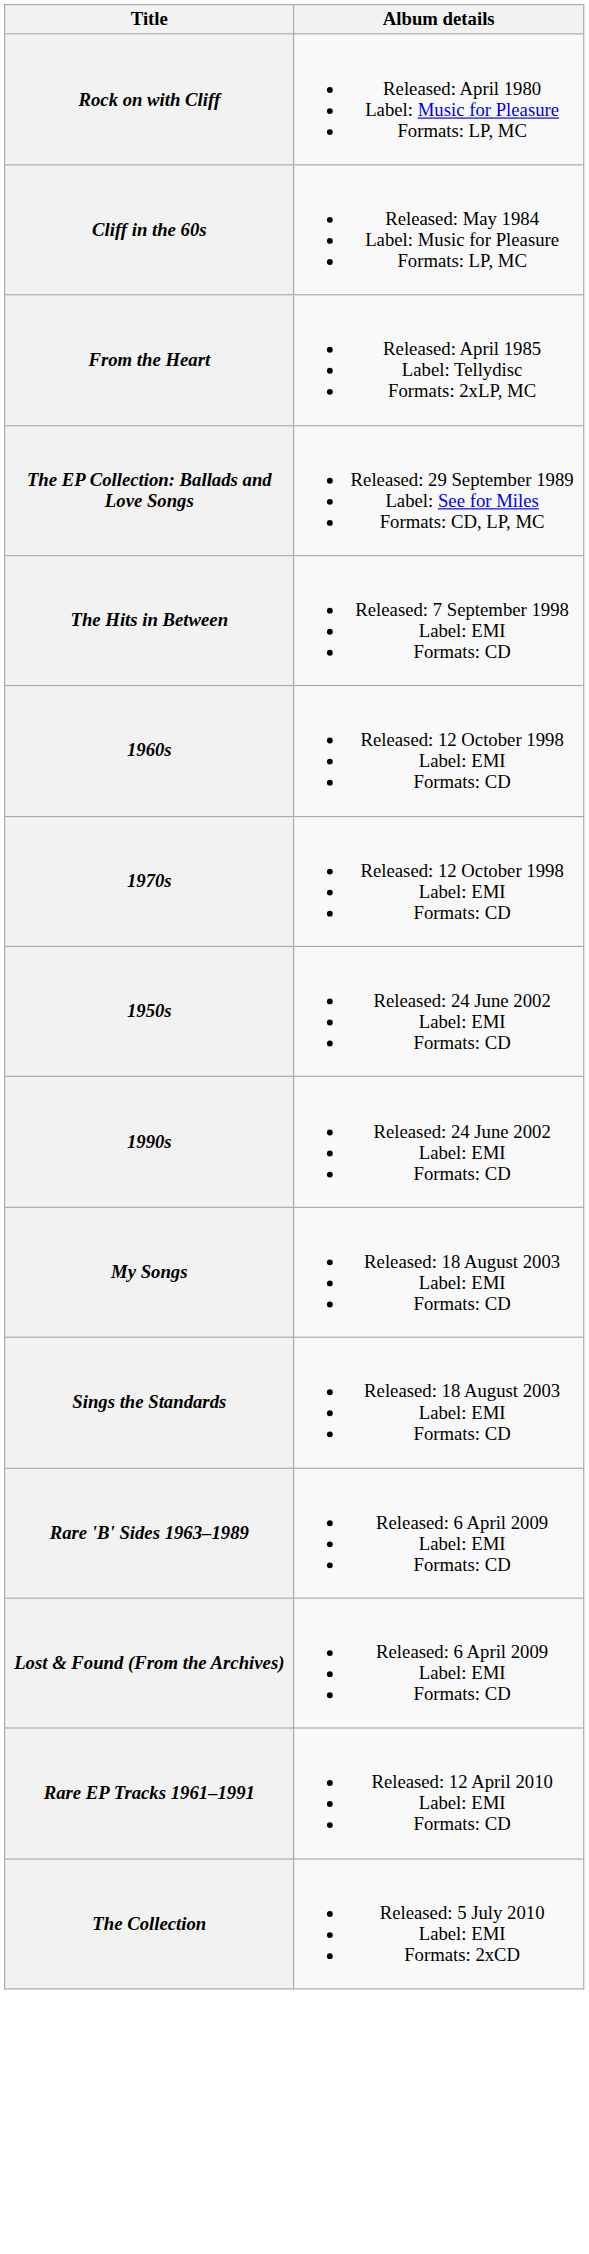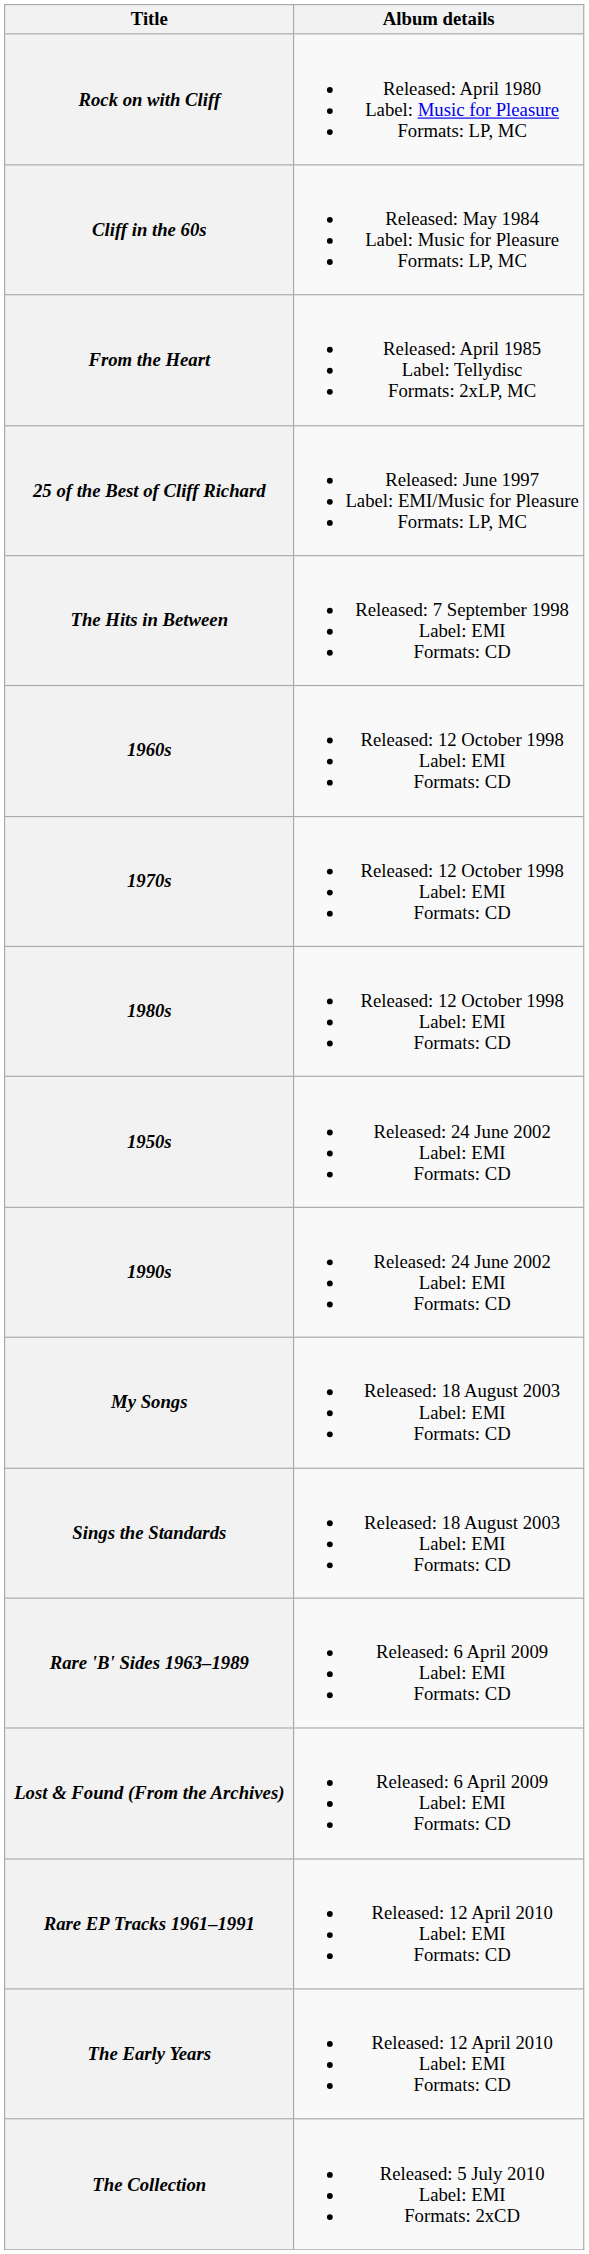- row: (149, 490)
+ row: (149, 490)
+ row: (149, 1011)
+ row: (149, 2053)
